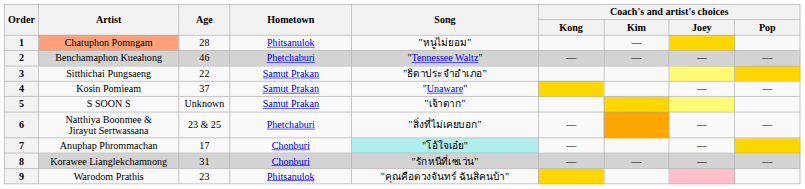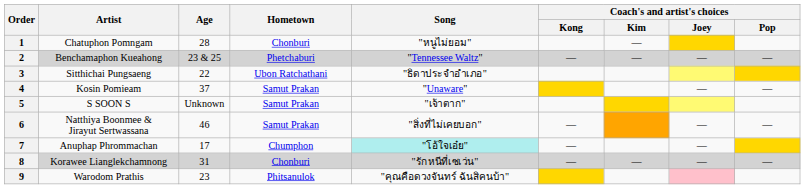(109, 43) lightsalmon background -> (109, 43) no background
(291, 43) Phitsanulok -> (291, 43) Chonburi
(204, 58) 46 -> (204, 58) 23 & 25
(291, 73) Samut Prakan -> (291, 73) Ubon Ratchathani
(204, 125) 23 & 25 -> (204, 125) 46
(291, 125) Phetchaburi -> (291, 125) Samut Prakan
(291, 146) Chonburi -> (291, 146) Chumphon
